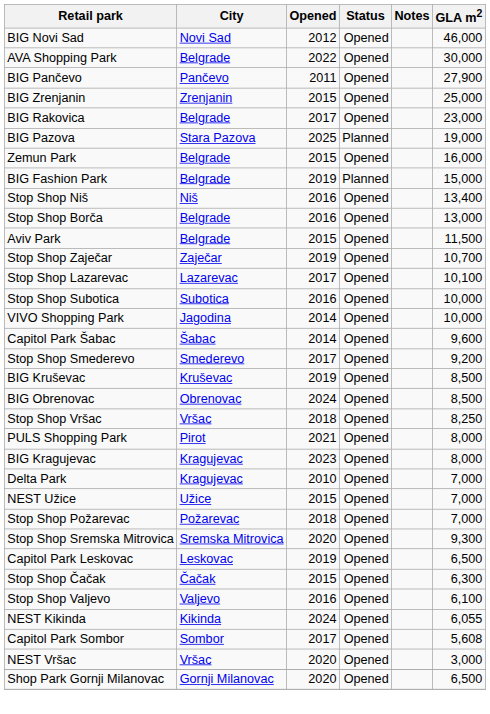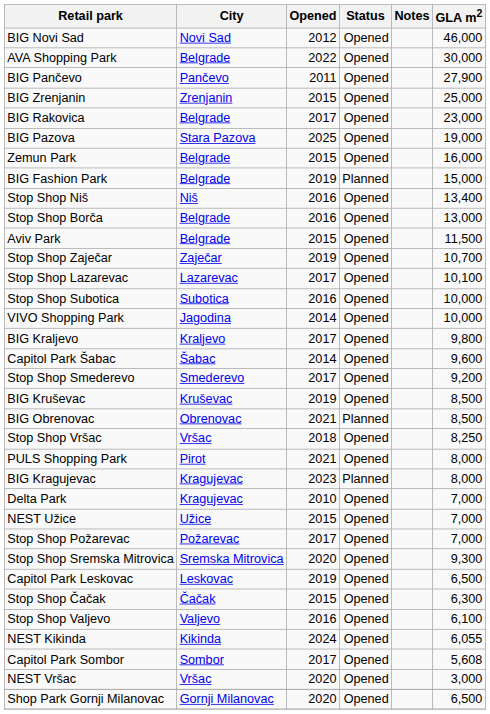(365, 138) Planned -> (366, 138) Opened
+ row: (43, 338)
(322, 398) 2024 -> (322, 418) 2021
(366, 398) Opened -> (365, 418) Planned
(366, 458) Opened -> (365, 479) Planned
(322, 519) 2018 -> (322, 539) 2017
